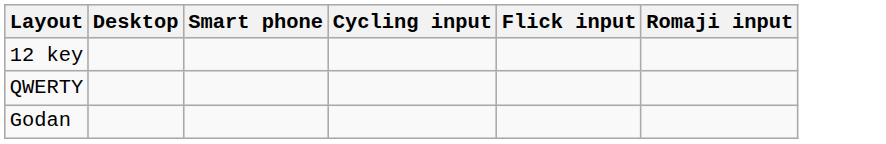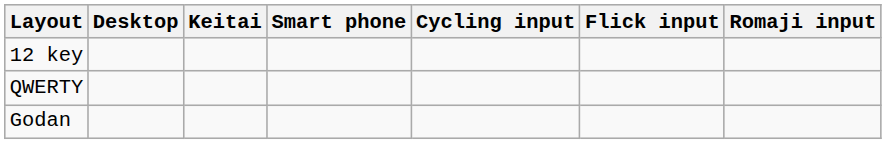+ column: (225, 21)
